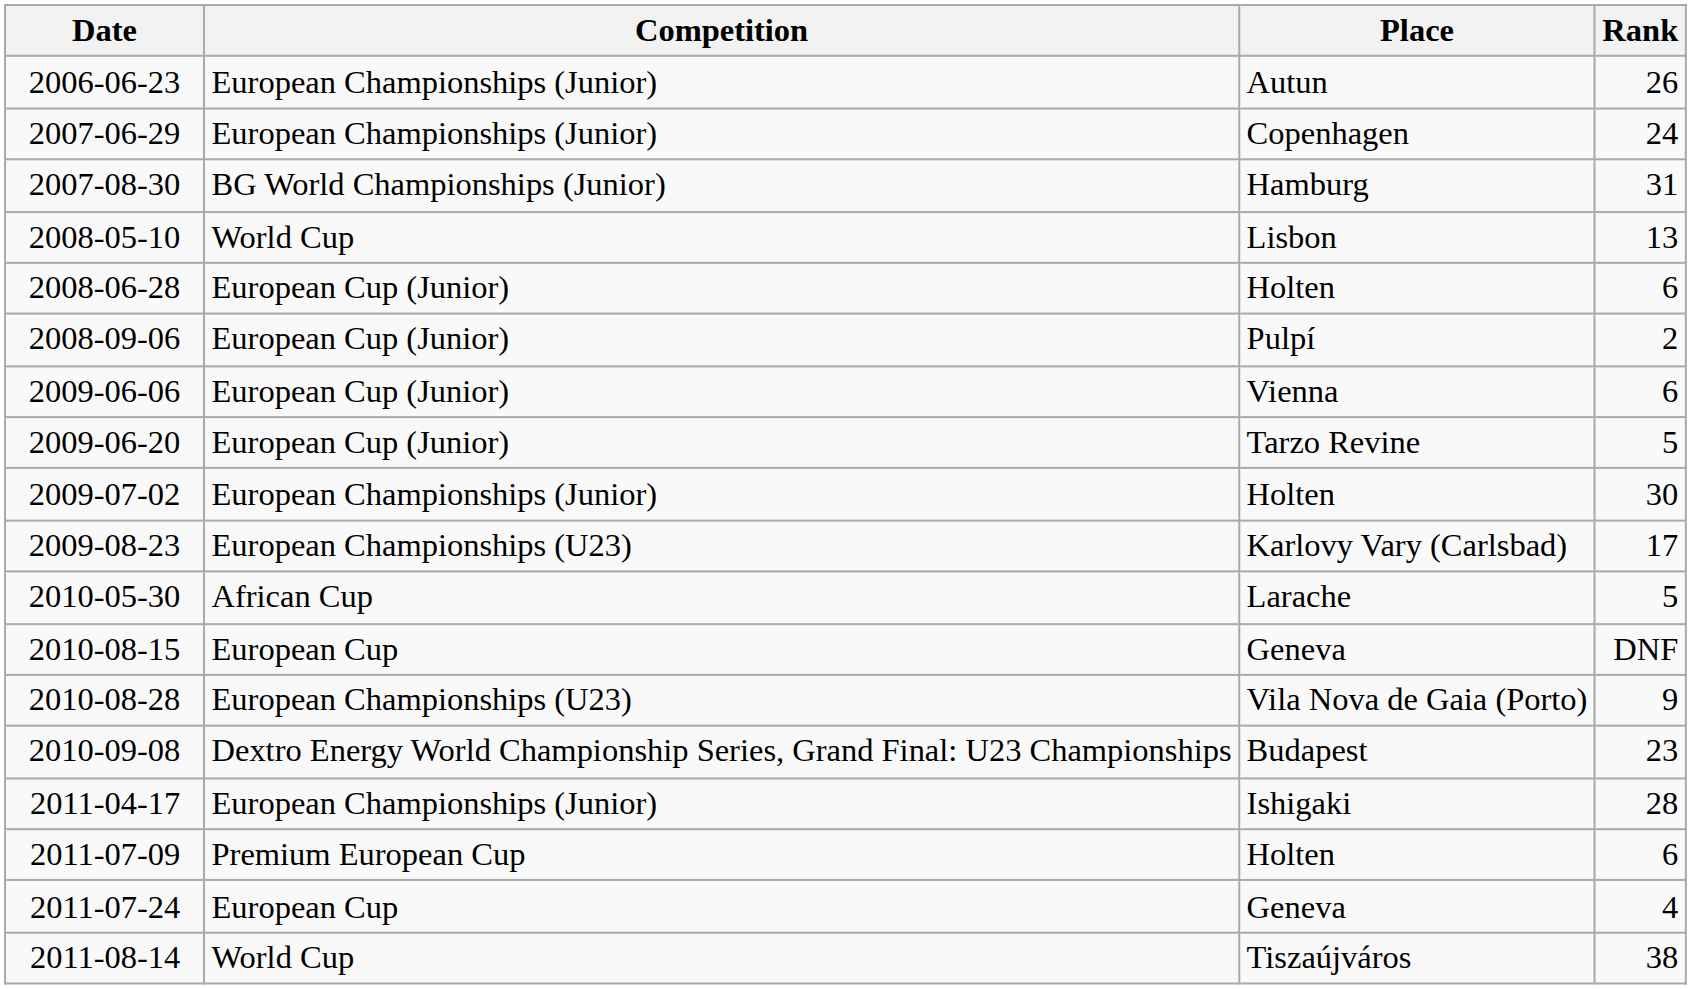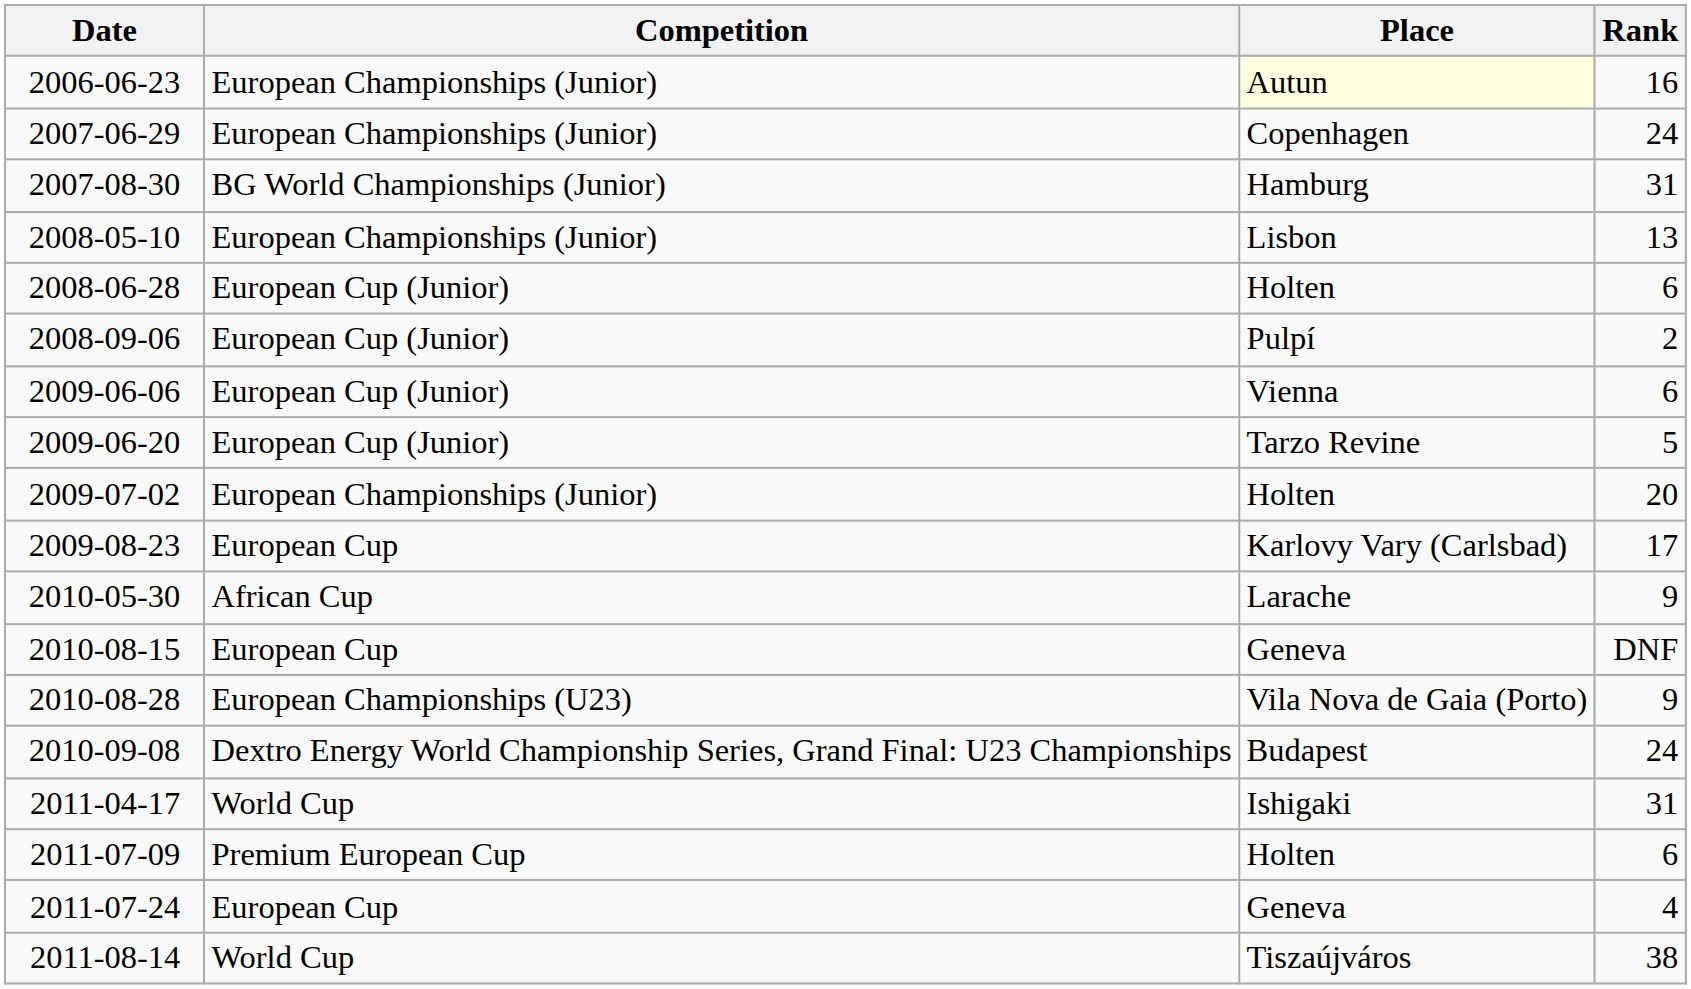(1287, 81) no background -> (1287, 81) lightyellow background
(1662, 81) 26 -> (1662, 81) 16
(283, 236) World Cup -> (434, 236) European Championships (Junior)
(1662, 493) 30 -> (1662, 493) 20
(422, 545) European Championships (U23) -> (305, 545) European Cup
(1670, 596) 5 -> (1670, 596) 9
(1662, 751) 23 -> (1662, 751) 24
(434, 802) European Championships (Junior) -> (283, 802) World Cup
(1662, 802) 28 -> (1662, 802) 31
